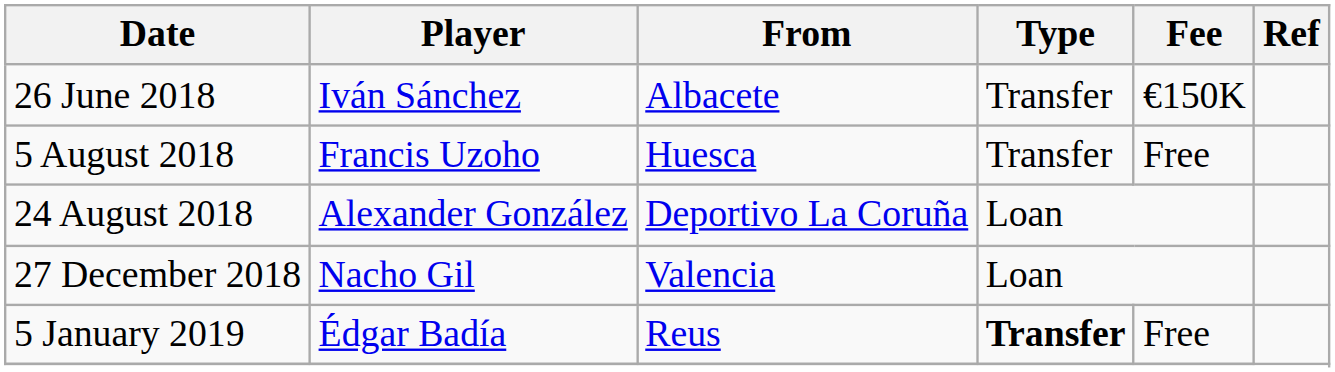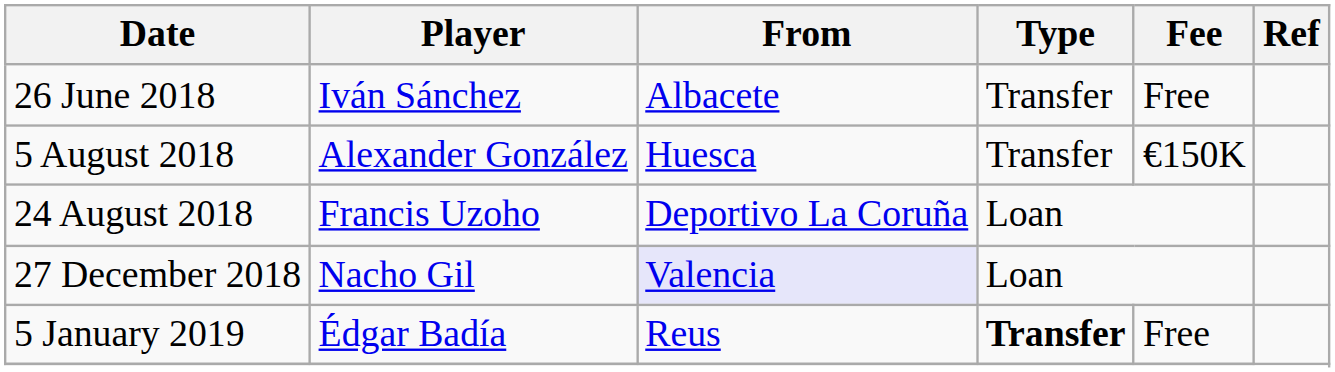(1194, 94) €150K -> (1176, 94) Free
(429, 154) Francis Uzoho -> (473, 154) Alexander González
(1176, 154) Free -> (1194, 154) €150K
(473, 214) Alexander González -> (429, 214) Francis Uzoho
(710, 273) no background -> (710, 273) lavender background
